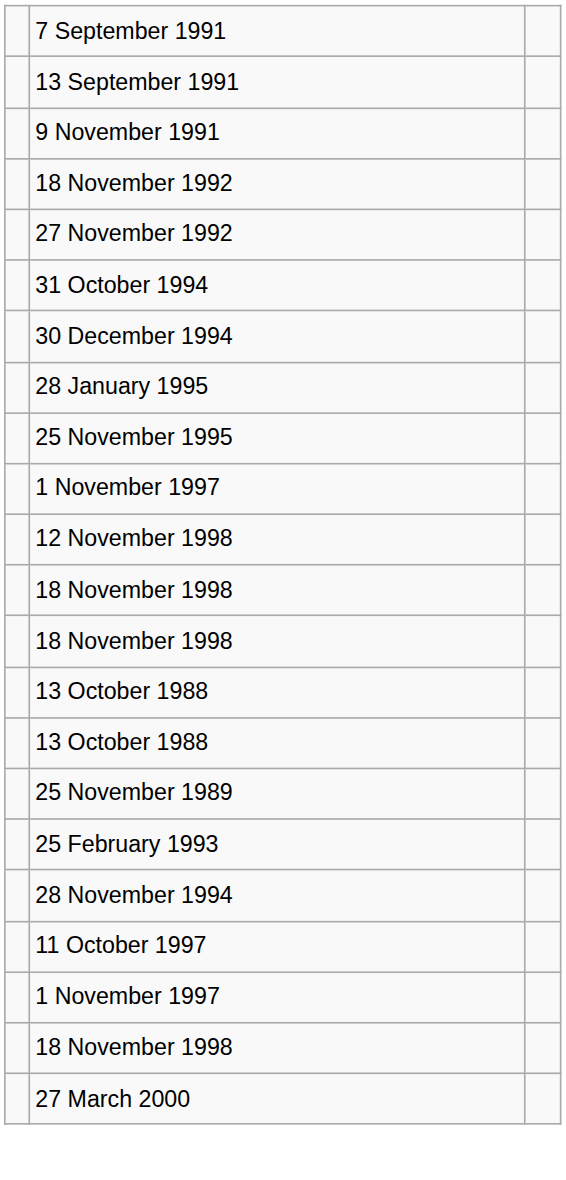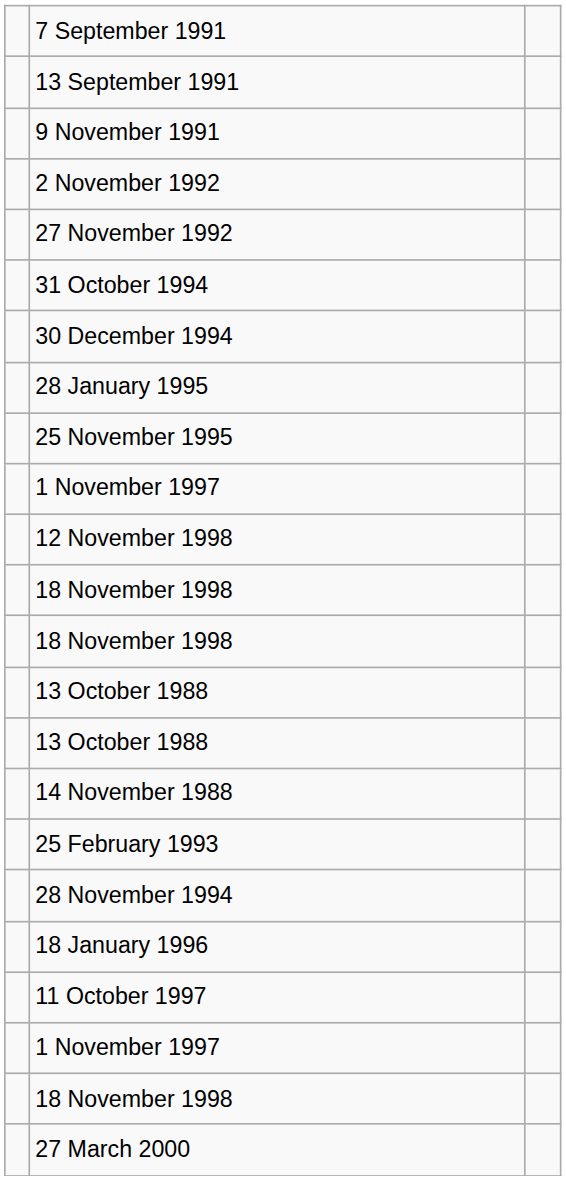+ row: (17, 184)
- row: (17, 184)
+ row: (17, 794)
- row: (17, 794)
+ row: (17, 946)
